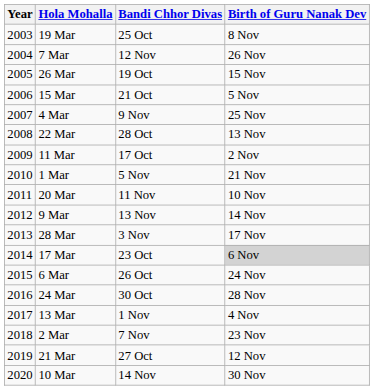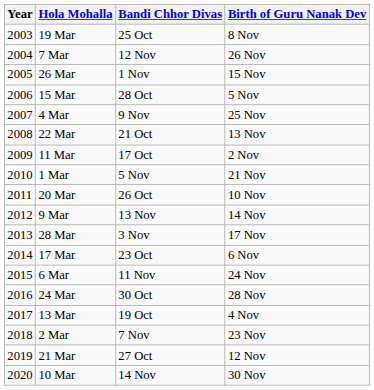(135, 74) 19 Oct -> (134, 74) 1 Nov
(135, 94) 21 Oct -> (135, 94) 28 Oct
(135, 134) 28 Oct -> (135, 134) 21 Oct
(137, 194) 11 Nov -> (135, 194) 26 Oct
(244, 255) lightgrey background -> (244, 255) no background
(135, 275) 26 Oct -> (137, 275) 11 Nov
(134, 315) 1 Nov -> (135, 315) 19 Oct
